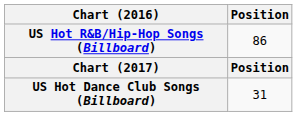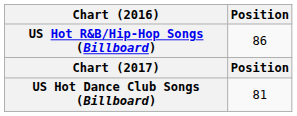(260, 94) 31 -> (260, 94) 81
